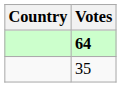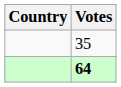rows swapped: (83, 43) <-> (83, 69)
